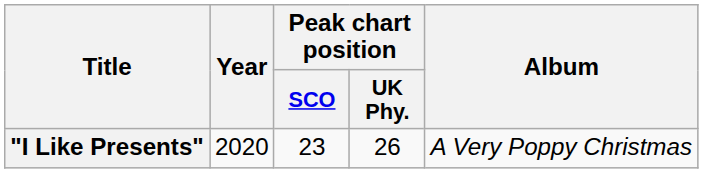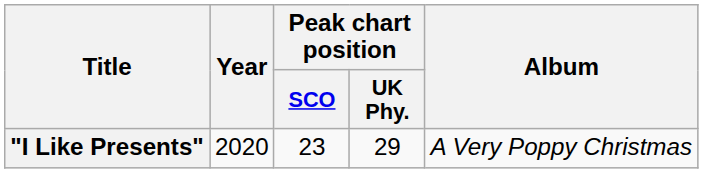(387, 147) 26 -> (387, 147) 29
